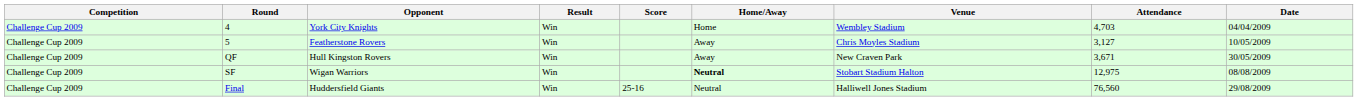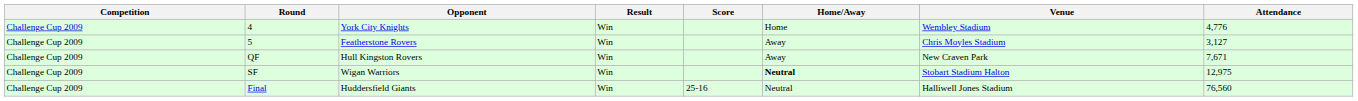- column: (1290, 11)
(1104, 26) 4,703 -> (1217, 26) 4,776
(1104, 57) 3,671 -> (1217, 57) 7,671
